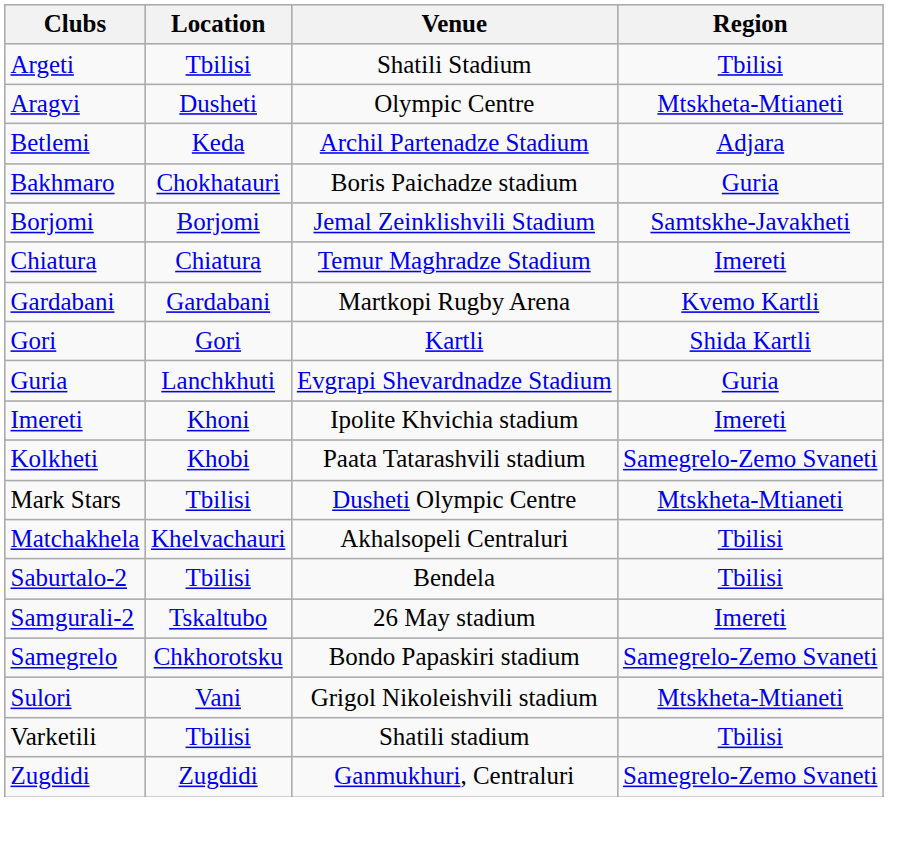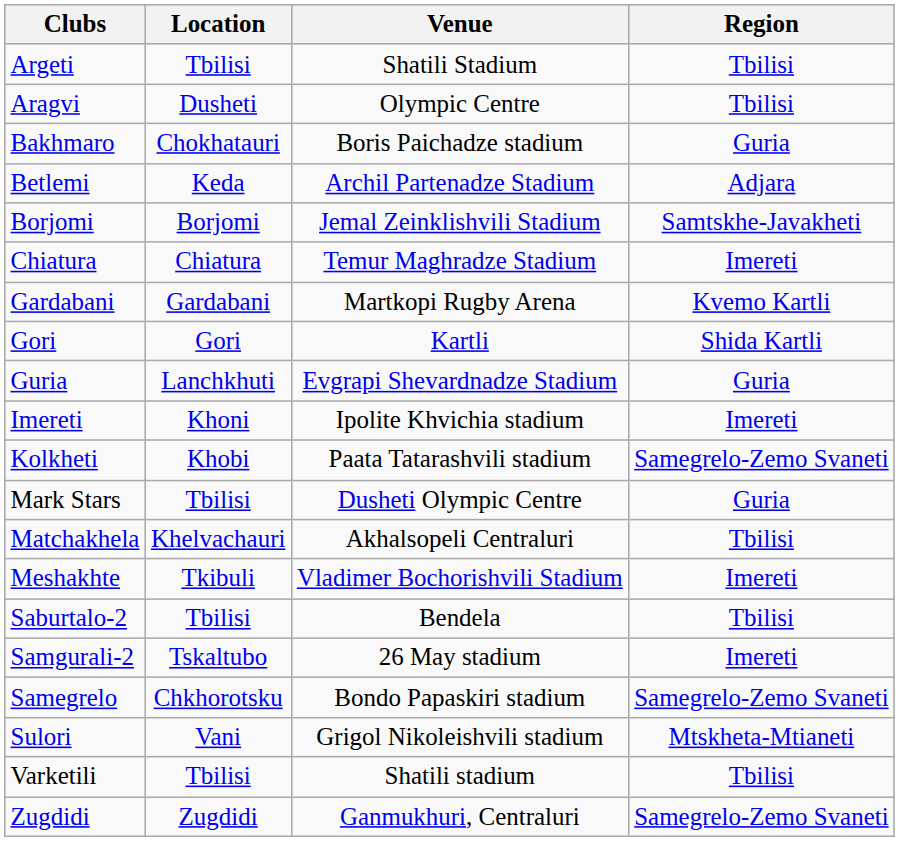(750, 103) Mtskheta-Mtianeti -> (761, 103) Tbilisi
rows swapped: (63, 182) <-> (50, 143)
(750, 499) Mtskheta-Mtianeti -> (761, 499) Guria
+ row: (65, 578)
